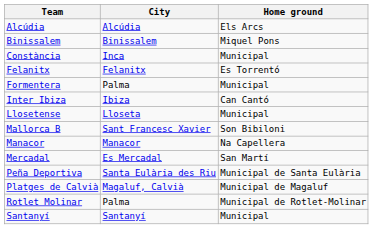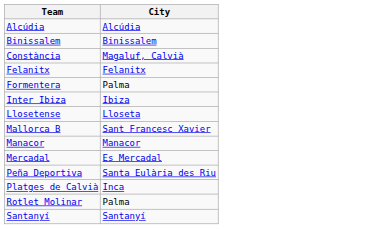- column: (293, 12)
(113, 56) Inca -> (143, 56) Magaluf, Calvià
(143, 187) Magaluf, Calvià -> (113, 187) Inca
